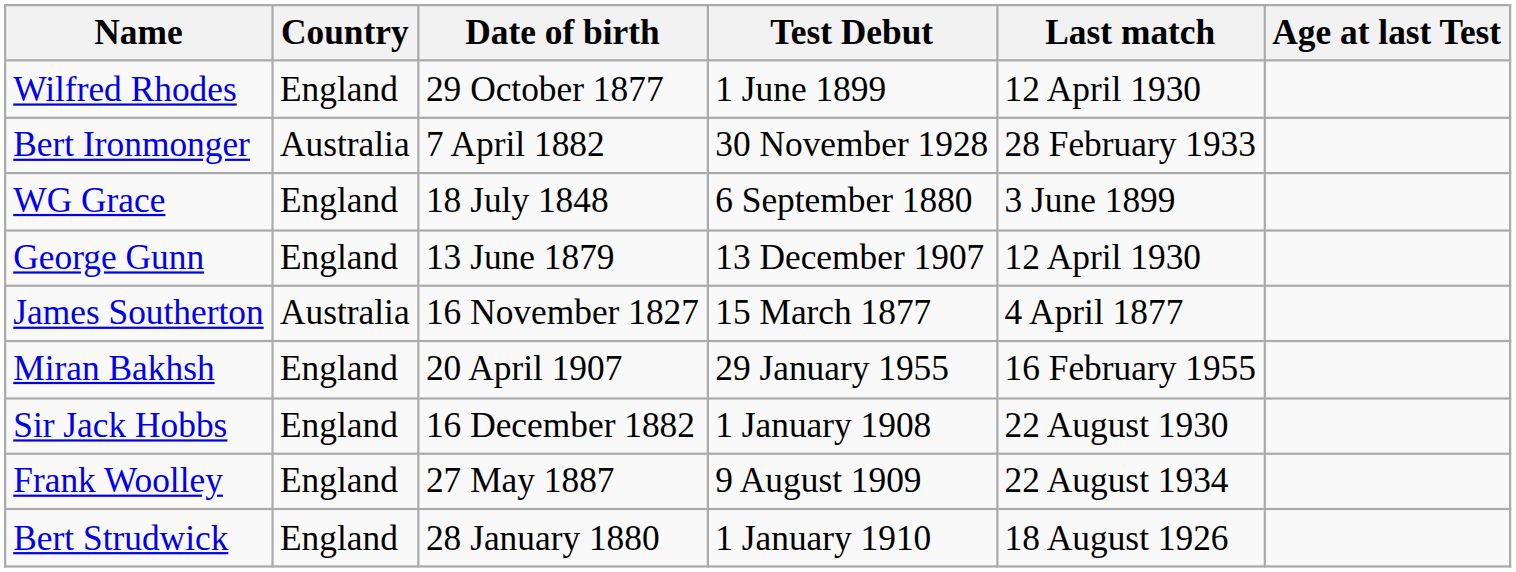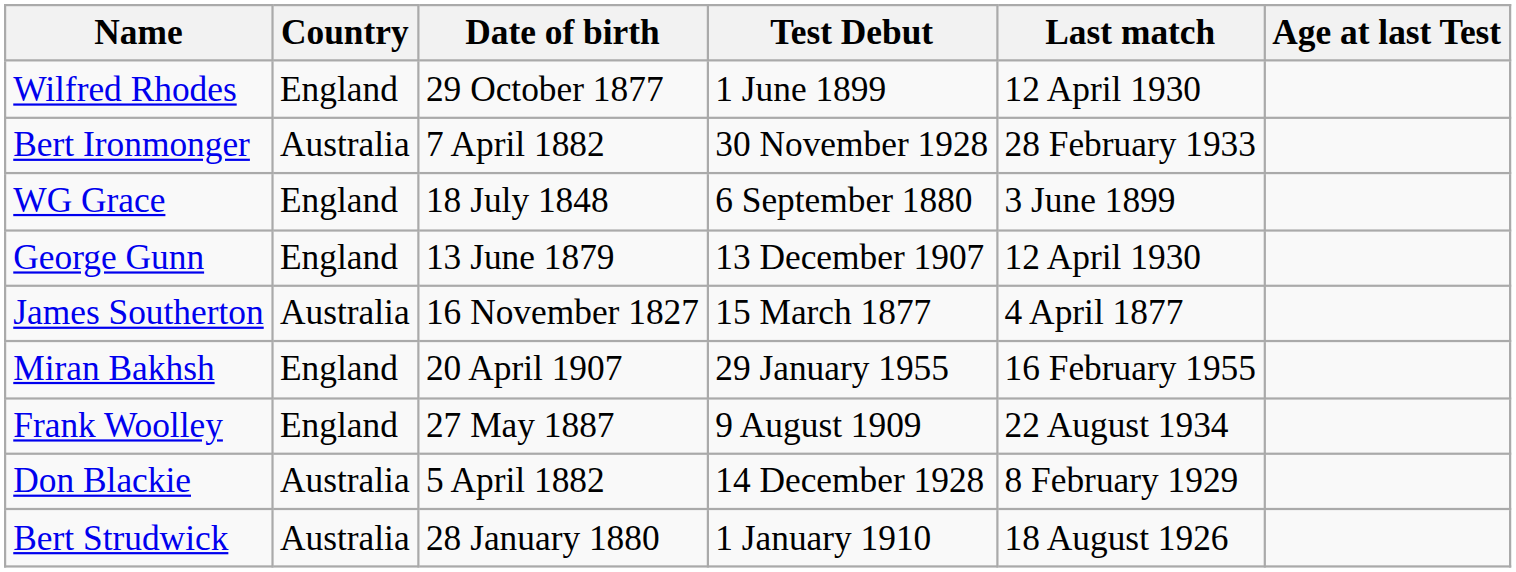- row: (120, 425)
+ row: (102, 481)
(339, 537) England -> (345, 537) Australia
